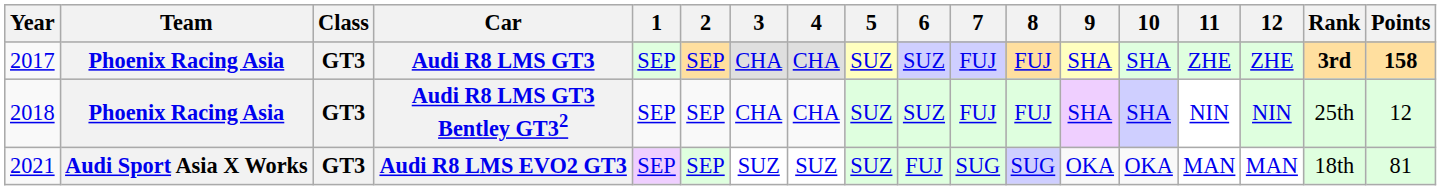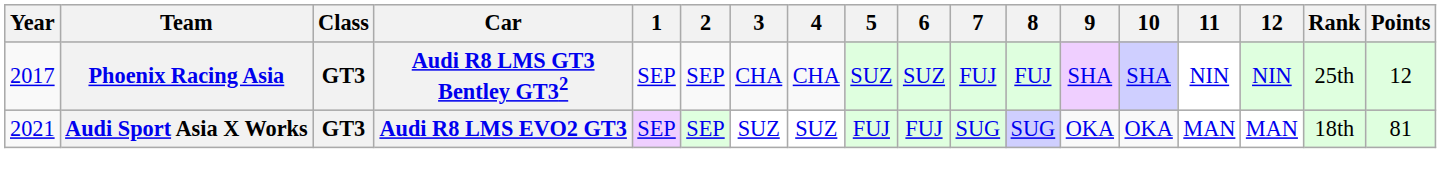- row: (503, 60)
(32, 113) 2018 -> (32, 76) 2017
(871, 165) SUZ -> (871, 129) FUJ
